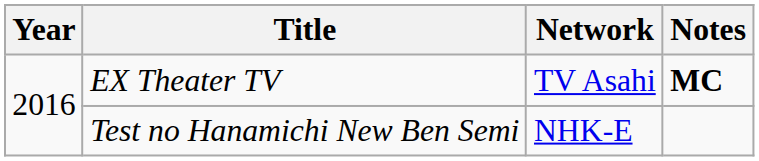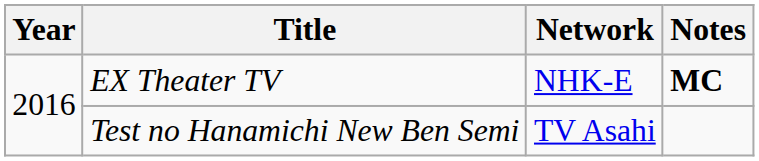(595, 79) TV Asahi -> (583, 79) NHK-E
(583, 130) NHK-E -> (595, 130) TV Asahi
